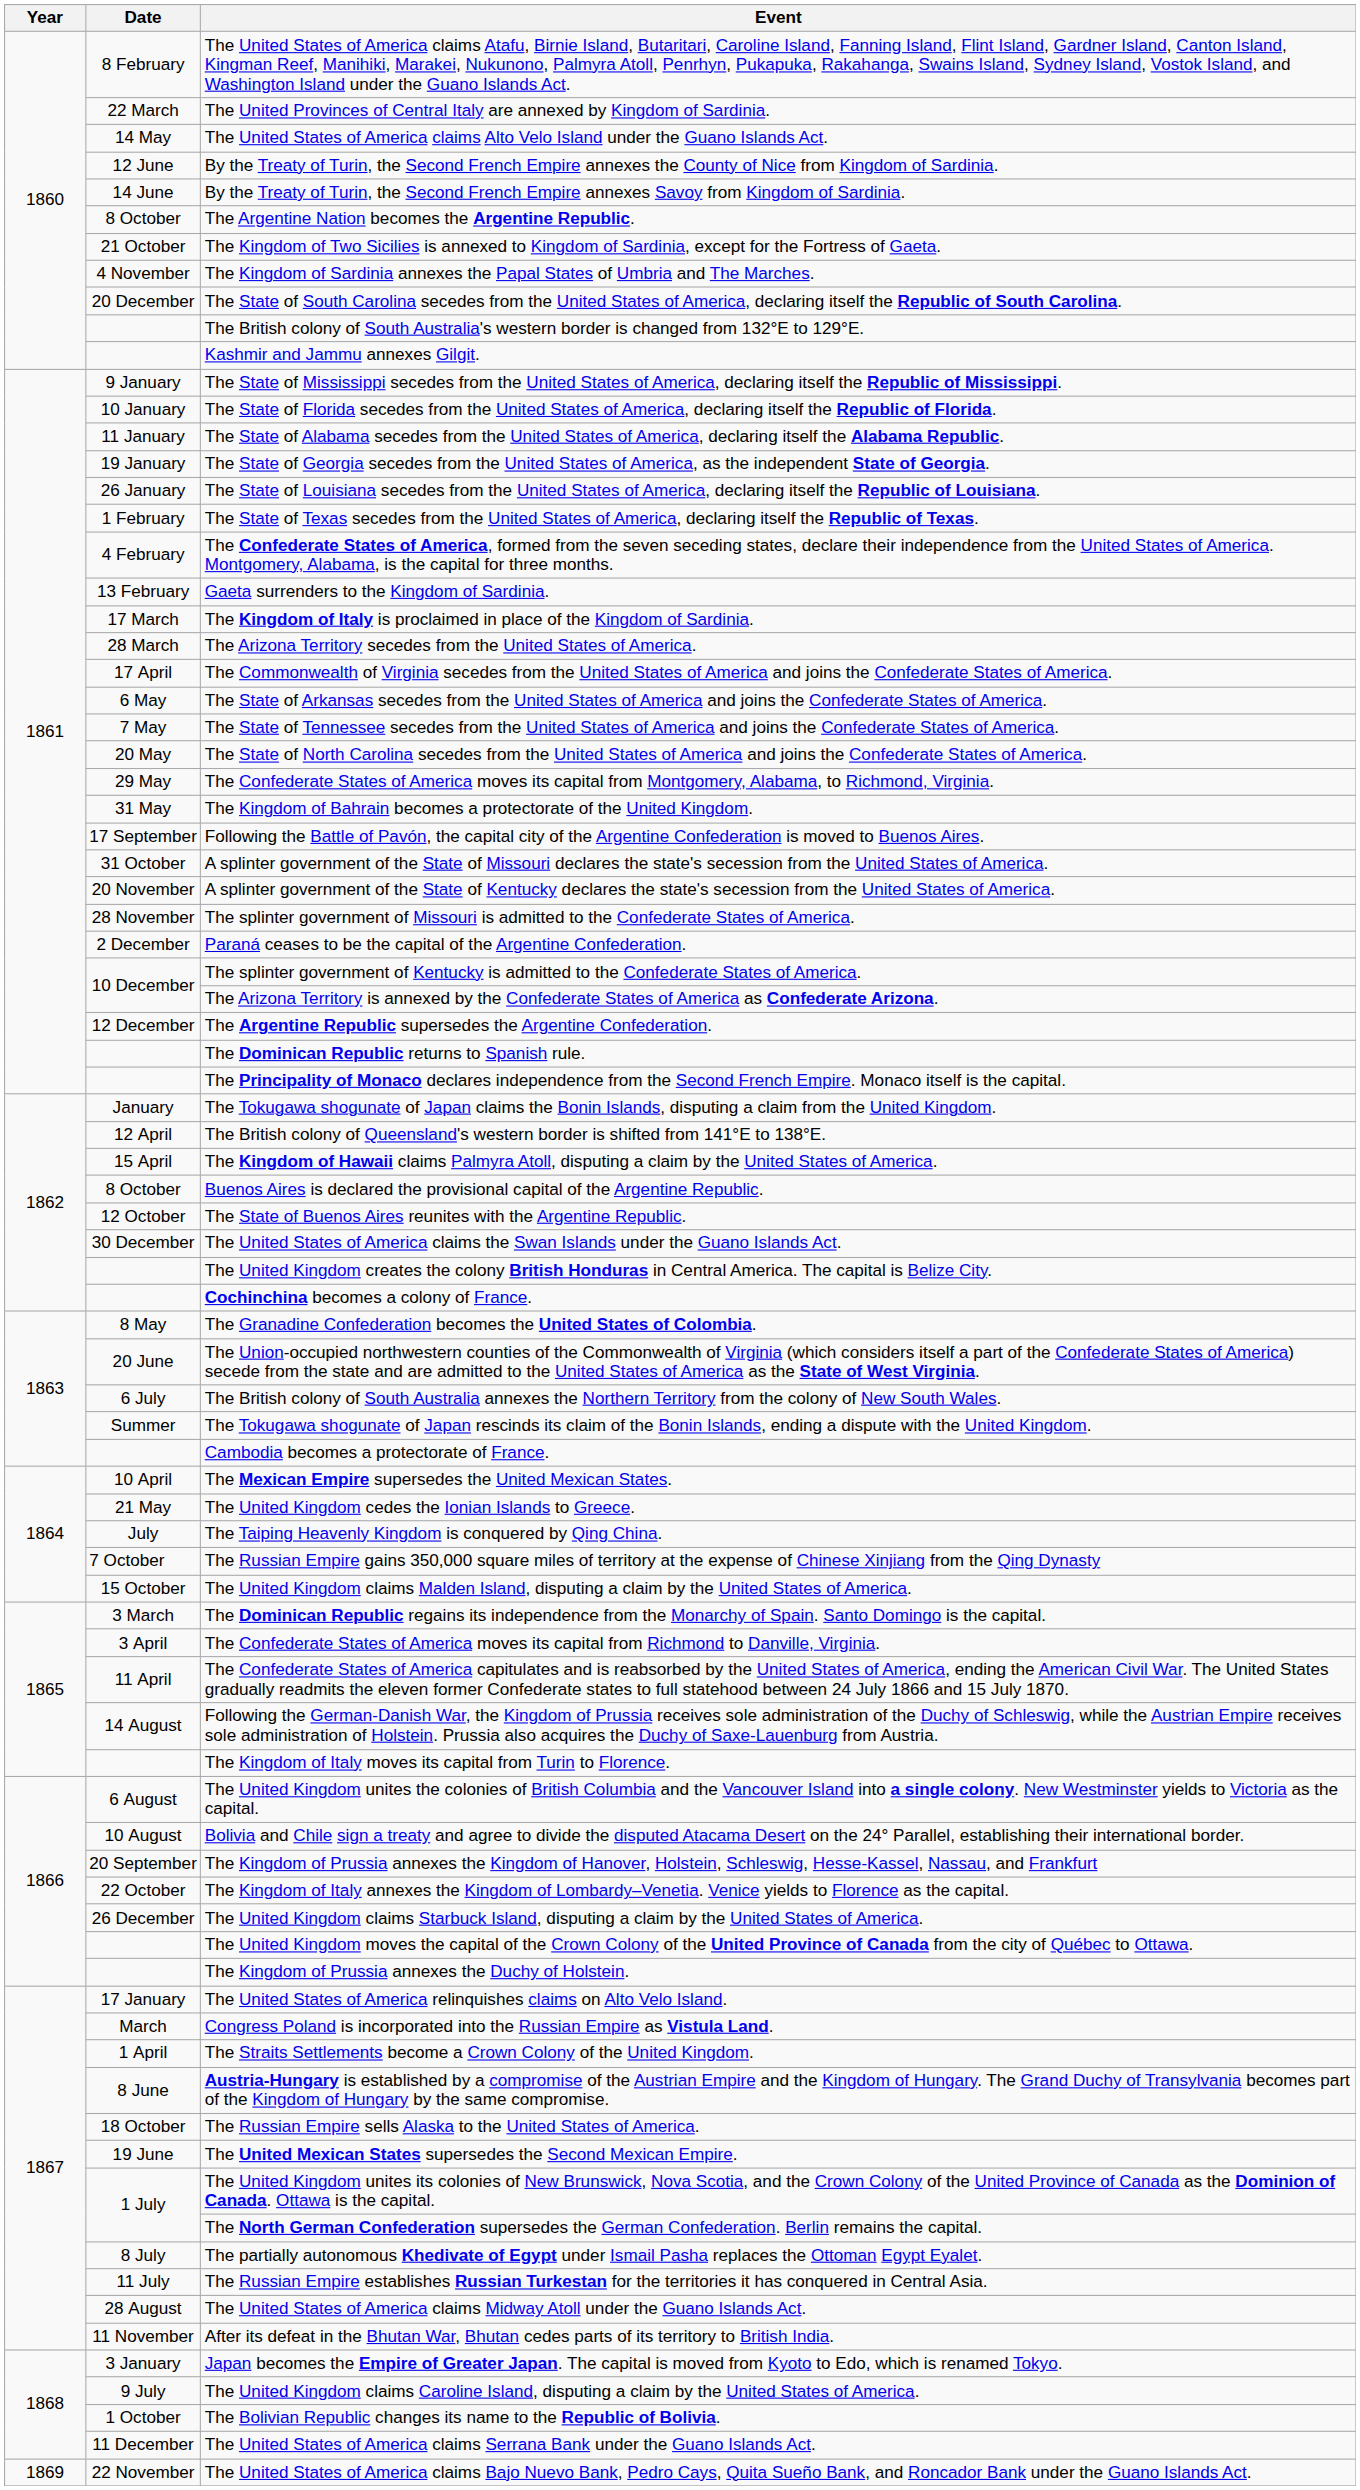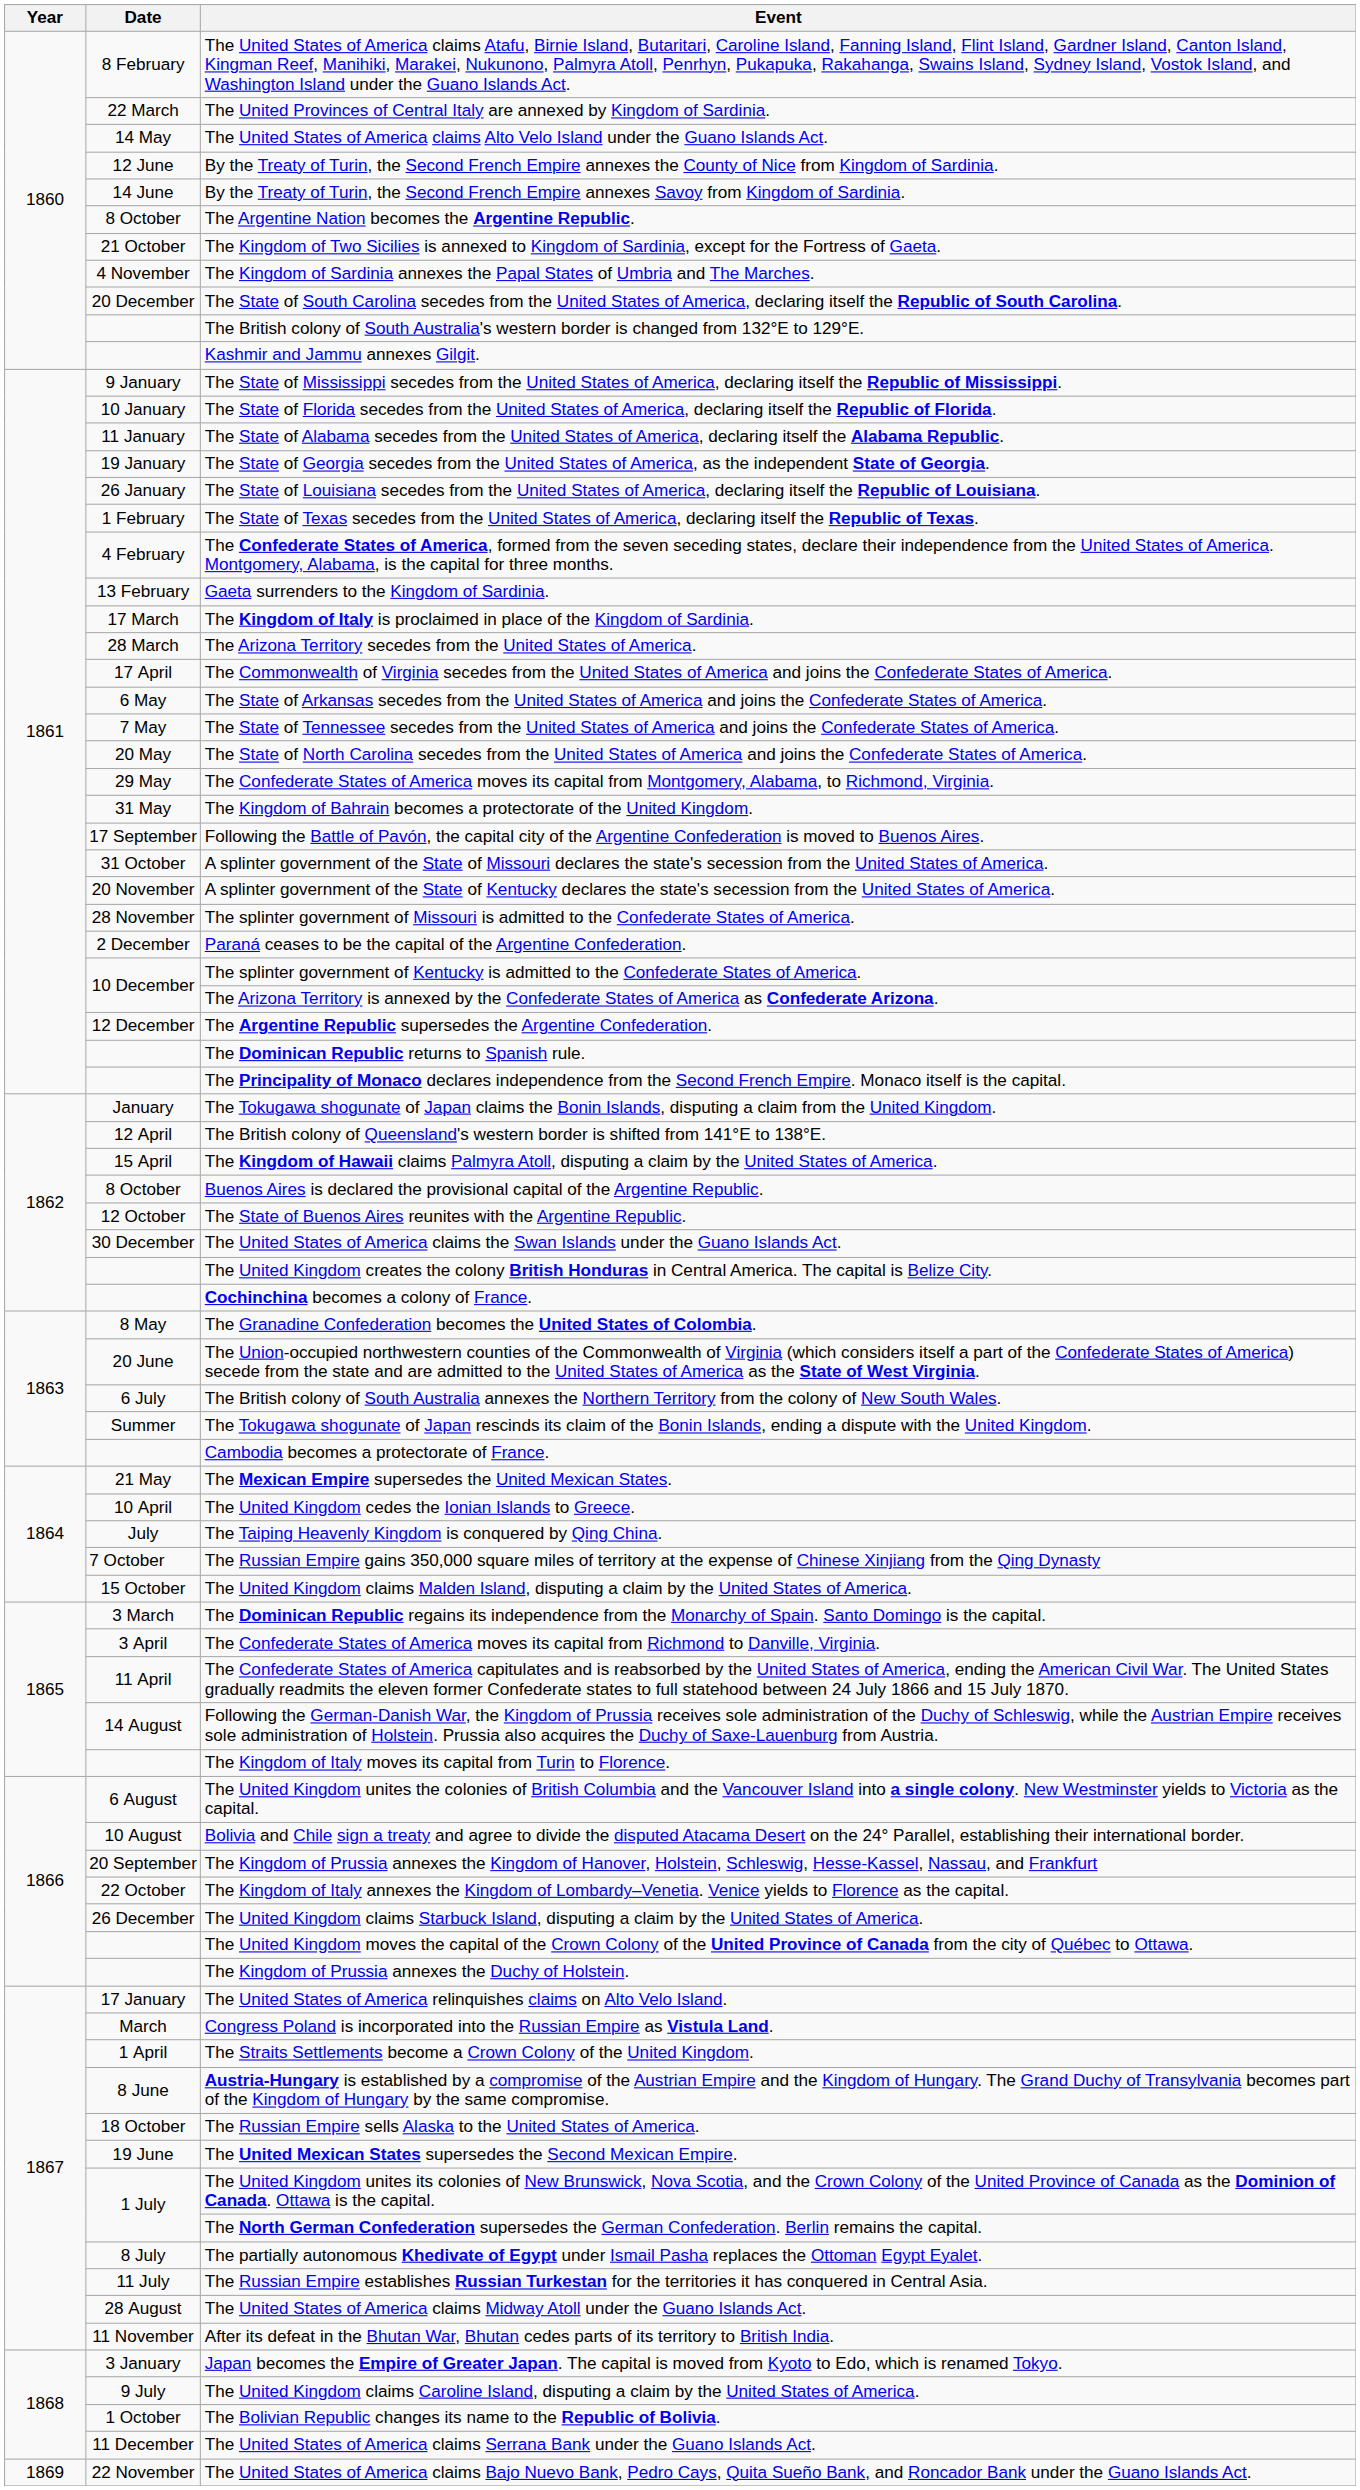(143, 1479) 10 April -> (143, 1479) 21 May
(143, 1506) 21 May -> (143, 1506) 10 April
